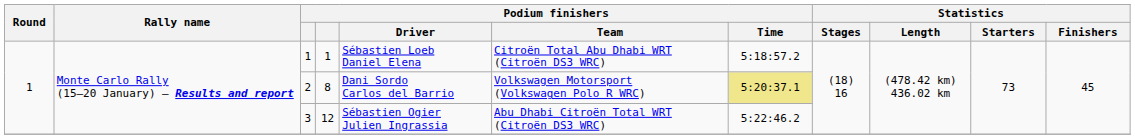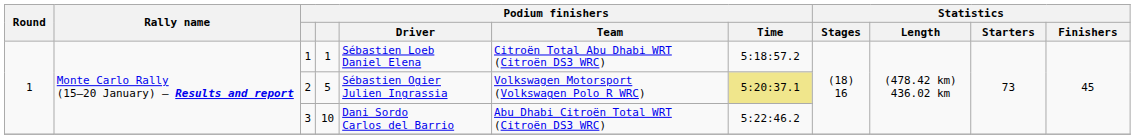(328, 88) 8 -> (328, 88) 5
(398, 88) Dani Sordo Carlos del Barrio -> (395, 88) Sébastien Ogier Julien Ingrassia
(328, 119) 12 -> (328, 119) 10
(395, 119) Sébastien Ogier Julien Ingrassia -> (398, 119) Dani Sordo Carlos del Barrio
